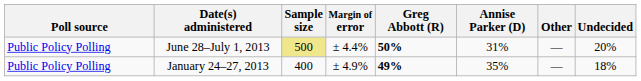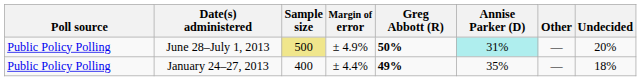(350, 47) ± 4.4% -> (350, 47) ± 4.9%
(497, 47) no background -> (497, 47) paleturquoise background
(350, 66) ± 4.9% -> (350, 66) ± 4.4%
